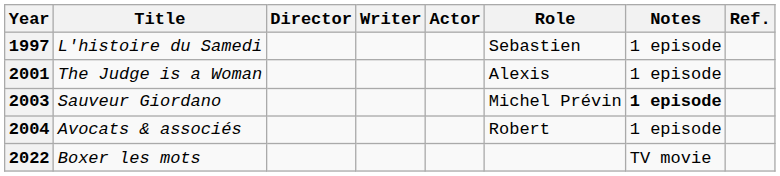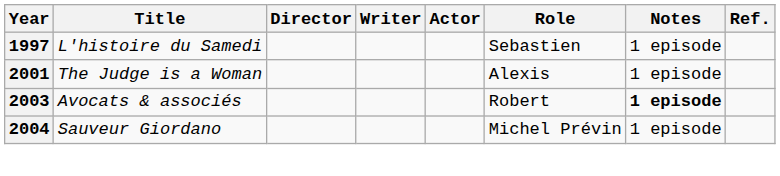(139, 102) Sauveur Giordano -> (150, 102) Avocats & associés
(555, 102) Michel Prévin -> (519, 102) Robert
(150, 130) Avocats & associés -> (139, 130) Sauveur Giordano
(519, 130) Robert -> (555, 130) Michel Prévin
- row: (29, 157)
